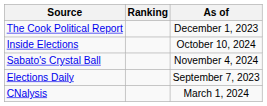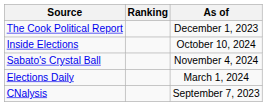(216, 77) September 7, 2023 -> (216, 77) March 1, 2024
(216, 93) March 1, 2024 -> (216, 93) September 7, 2023
